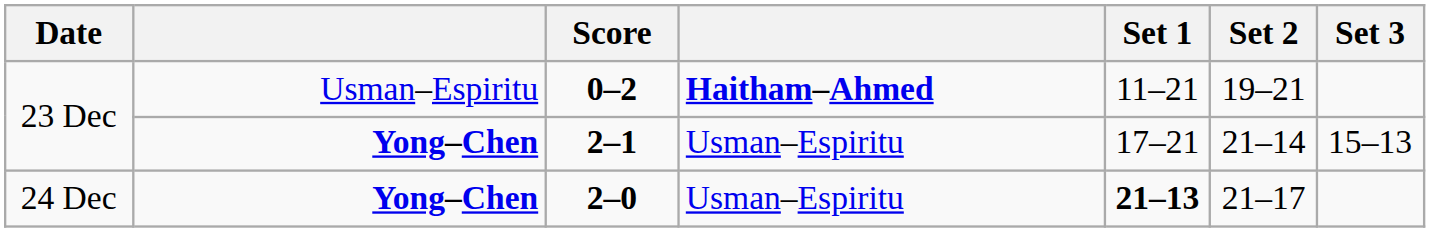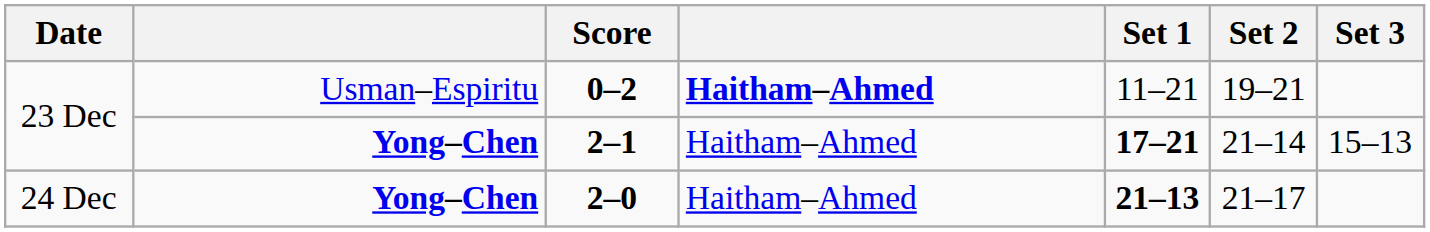(795, 143) Usman–Espiritu -> (801, 143) Haitham–Ahmed
(1157, 143) normal -> (1157, 143) bold
(795, 198) Usman–Espiritu -> (801, 198) Haitham–Ahmed
